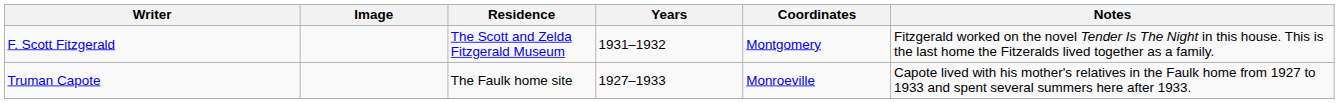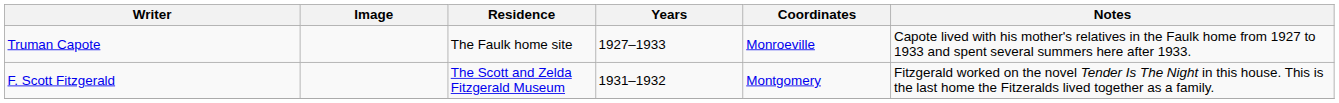rows swapped: (61, 44) <-> (54, 80)
